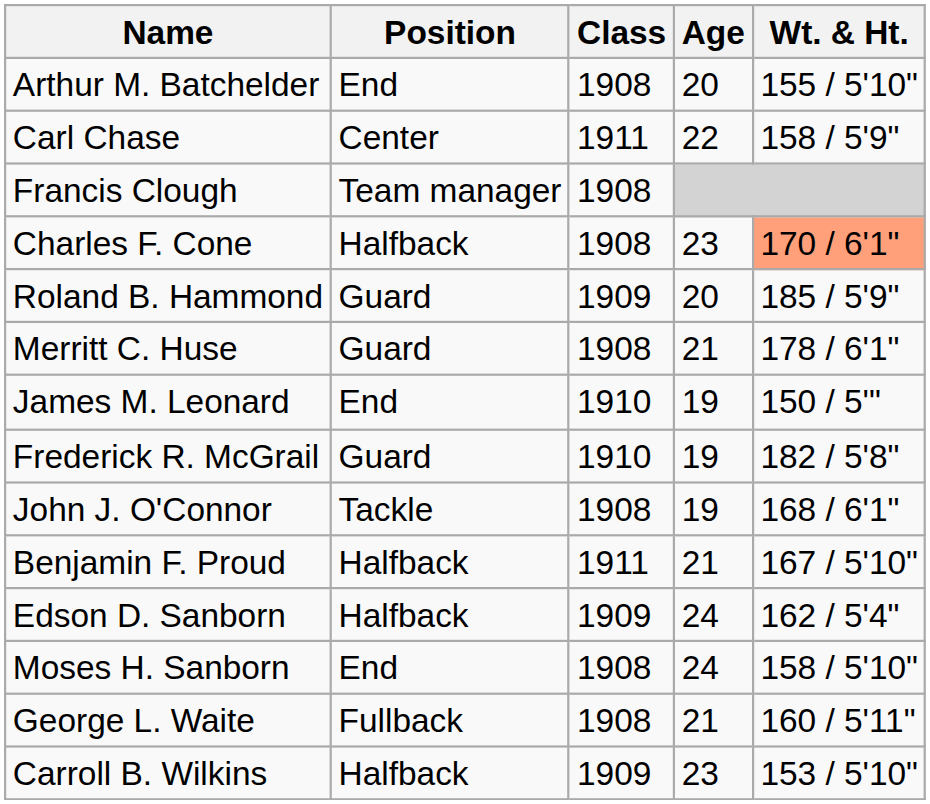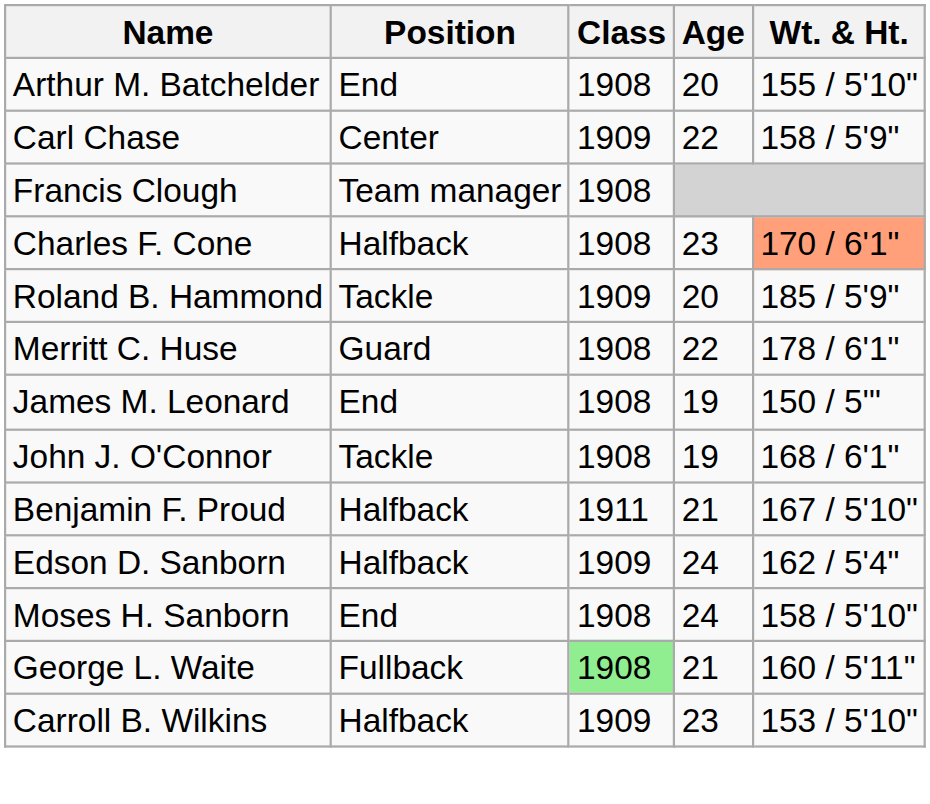(613, 138) 1911 -> (614, 138) 1909
(385, 296) Guard -> (386, 296) Tackle
(700, 349) 21 -> (700, 349) 22
(614, 402) 1910 -> (614, 402) 1908
- row: (166, 455)
(614, 720) no background -> (614, 667) lightgreen background
